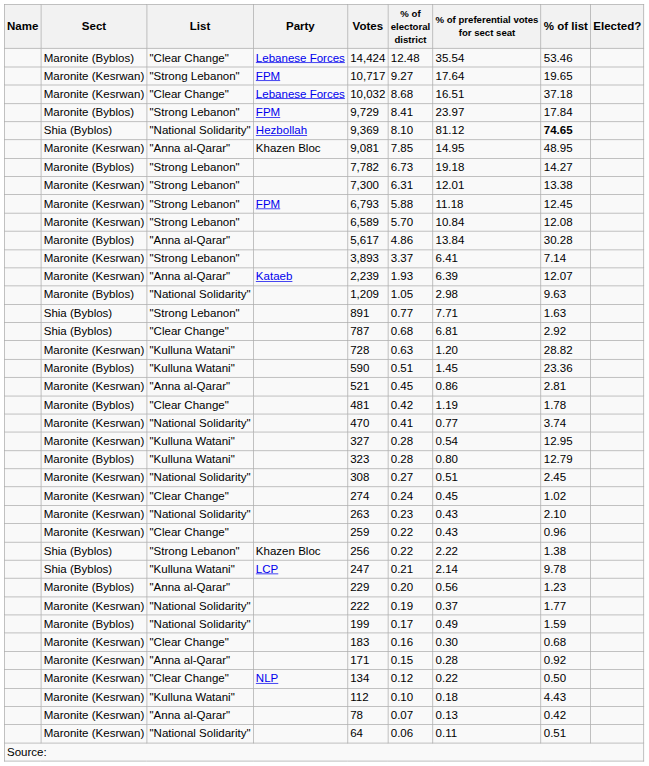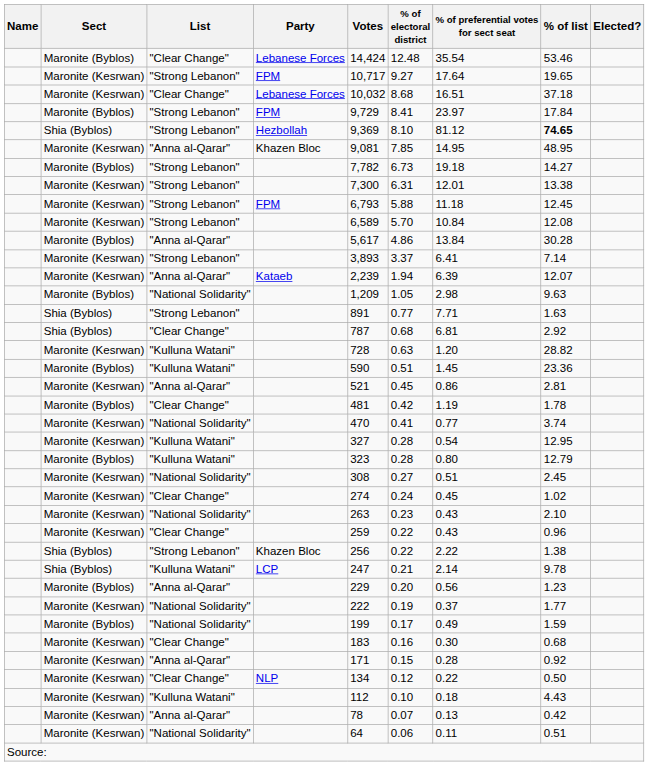(200, 130) "National Solidarity" -> (195, 130) "Strong Lebanon"
(402, 277) 1.93 -> (402, 277) 1.94
